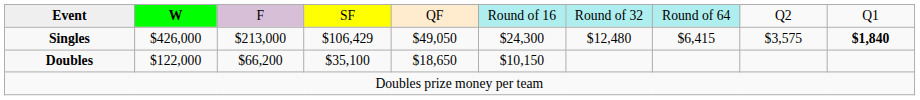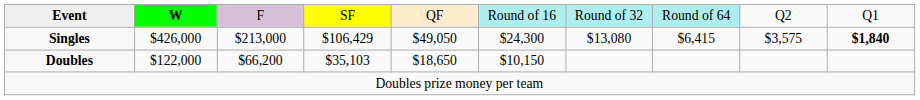(609, 38) $12,480 -> (609, 38) $13,080
(348, 61) $35,100 -> (348, 61) $35,103
